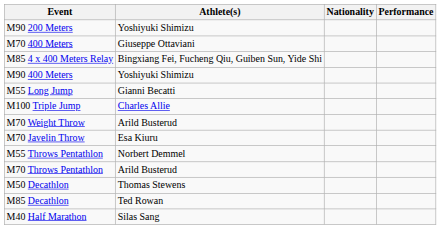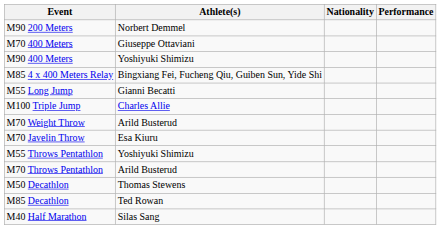(156, 28) Yoshiyuki Shimizu -> (152, 28) Norbert Demmel
rows swapped: (40, 75) <-> (60, 59)
(152, 153) Norbert Demmel -> (156, 153) Yoshiyuki Shimizu
